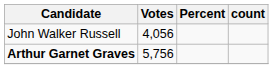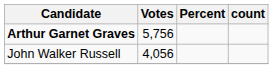rows swapped: (71, 53) <-> (64, 34)
